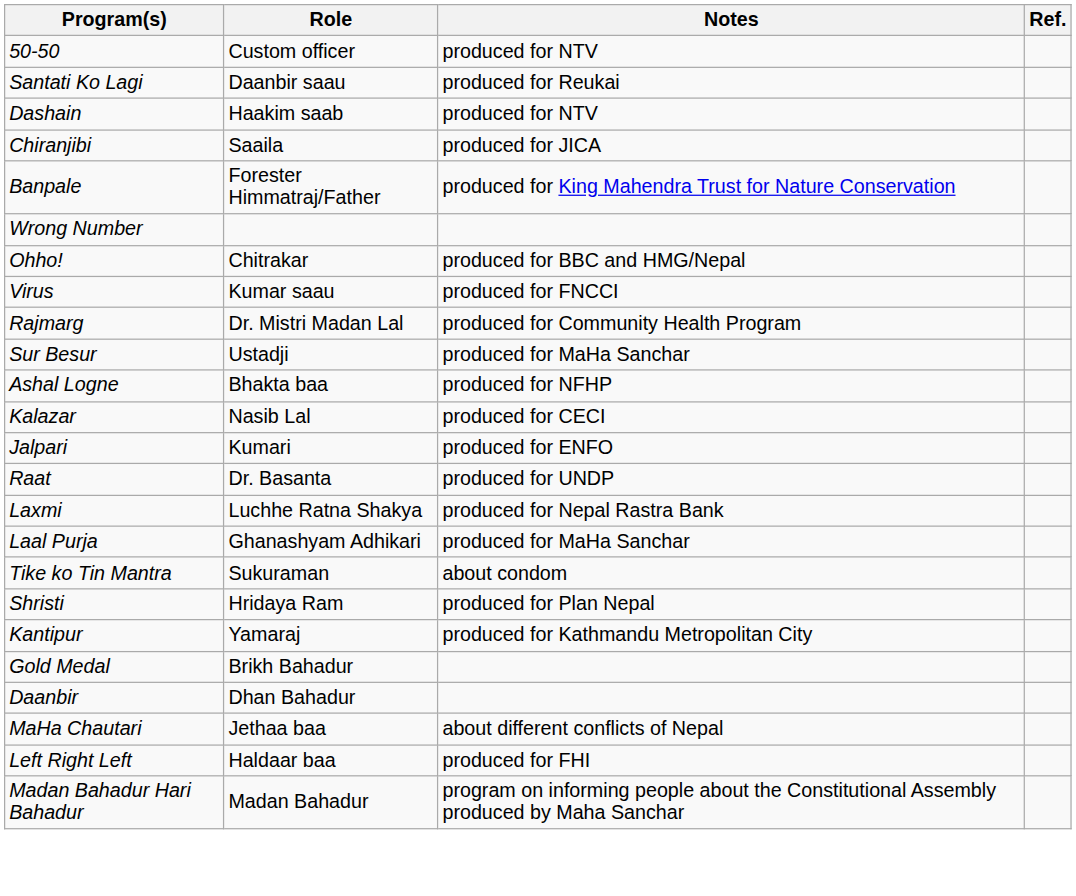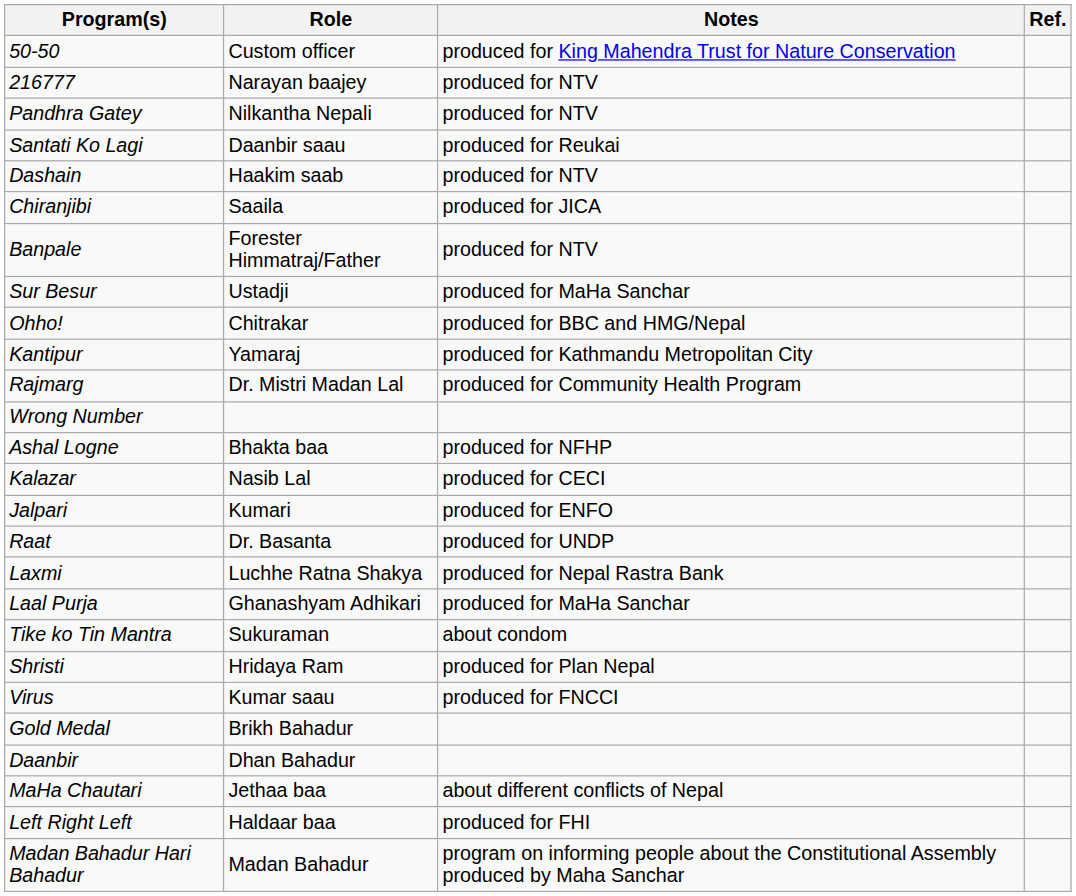(520, 51) produced for NTV -> (699, 51) produced for King Mahendra Trust for Nature Conservation
+ row: (42, 82)
+ row: (75, 113)
(699, 187) produced for King Mahendra Trust for Nature Conservation -> (520, 249) produced for NTV
rows swapped: (53, 354) <-> (76, 229)
rows swapped: (46, 635) <-> (31, 291)
